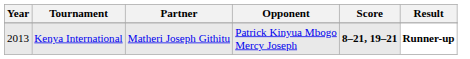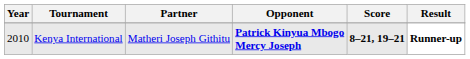(18, 38) 2013 -> (18, 38) 2010
(286, 38) normal -> (290, 38) bold
